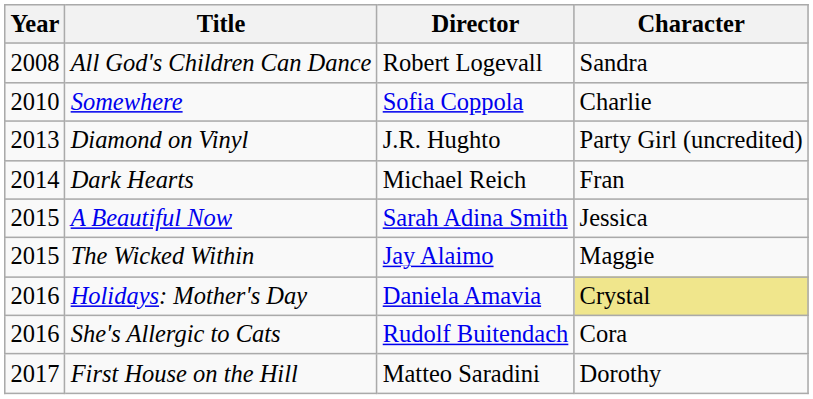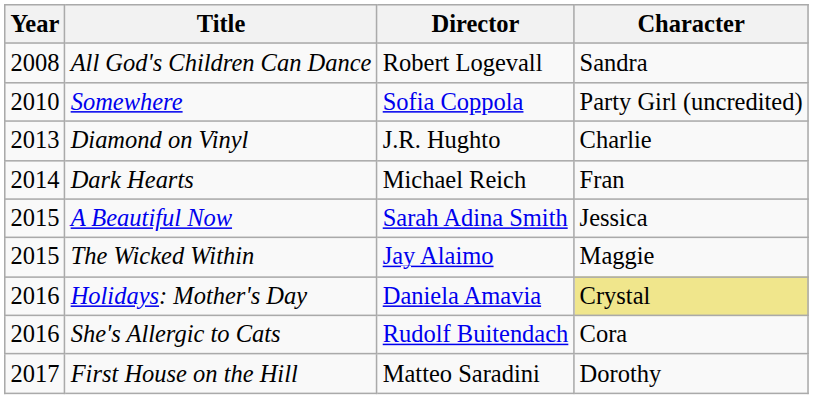(616, 101) Charlie -> (691, 101) Party Girl (uncredited)
(691, 140) Party Girl (uncredited) -> (616, 140) Charlie
